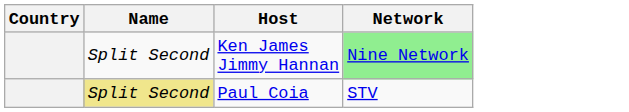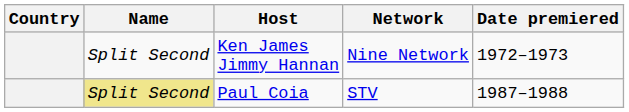+ column: (548, 18)
(408, 56) lightgreen background -> (408, 56) no background
